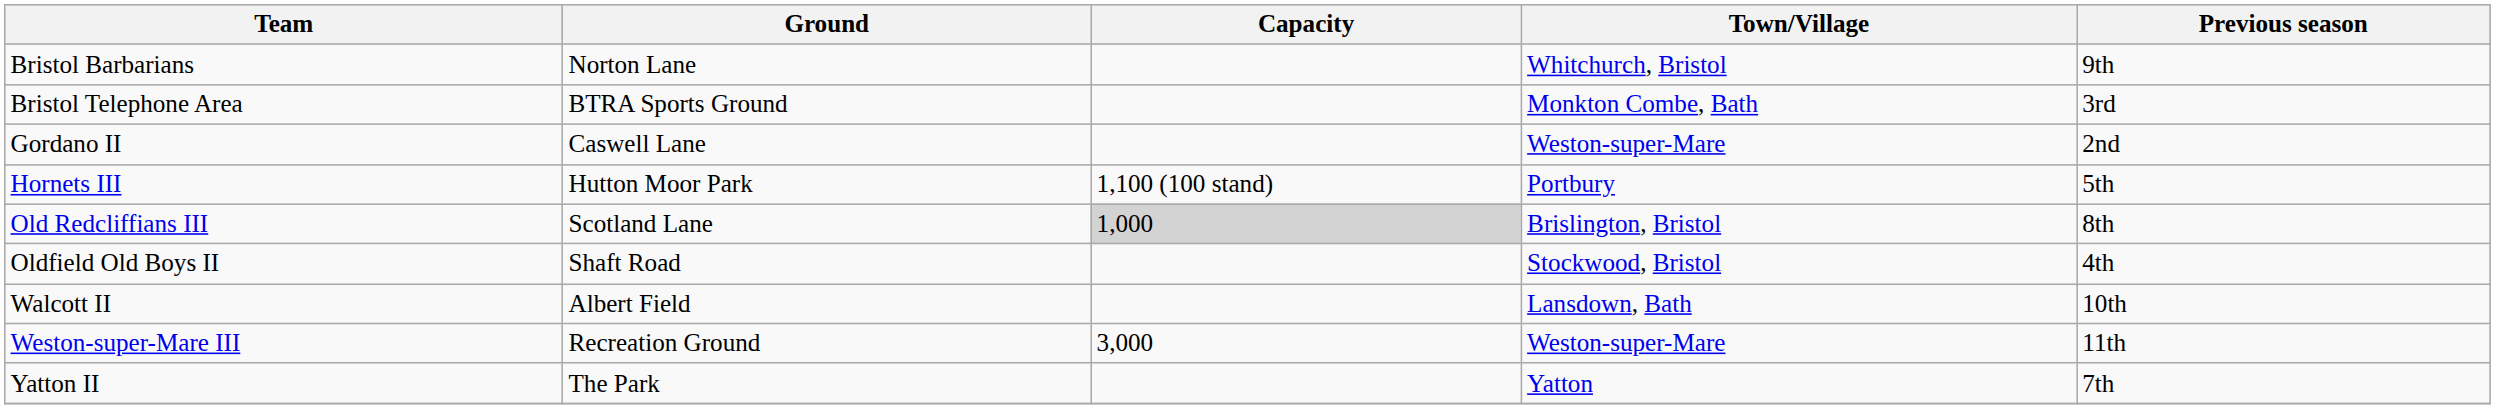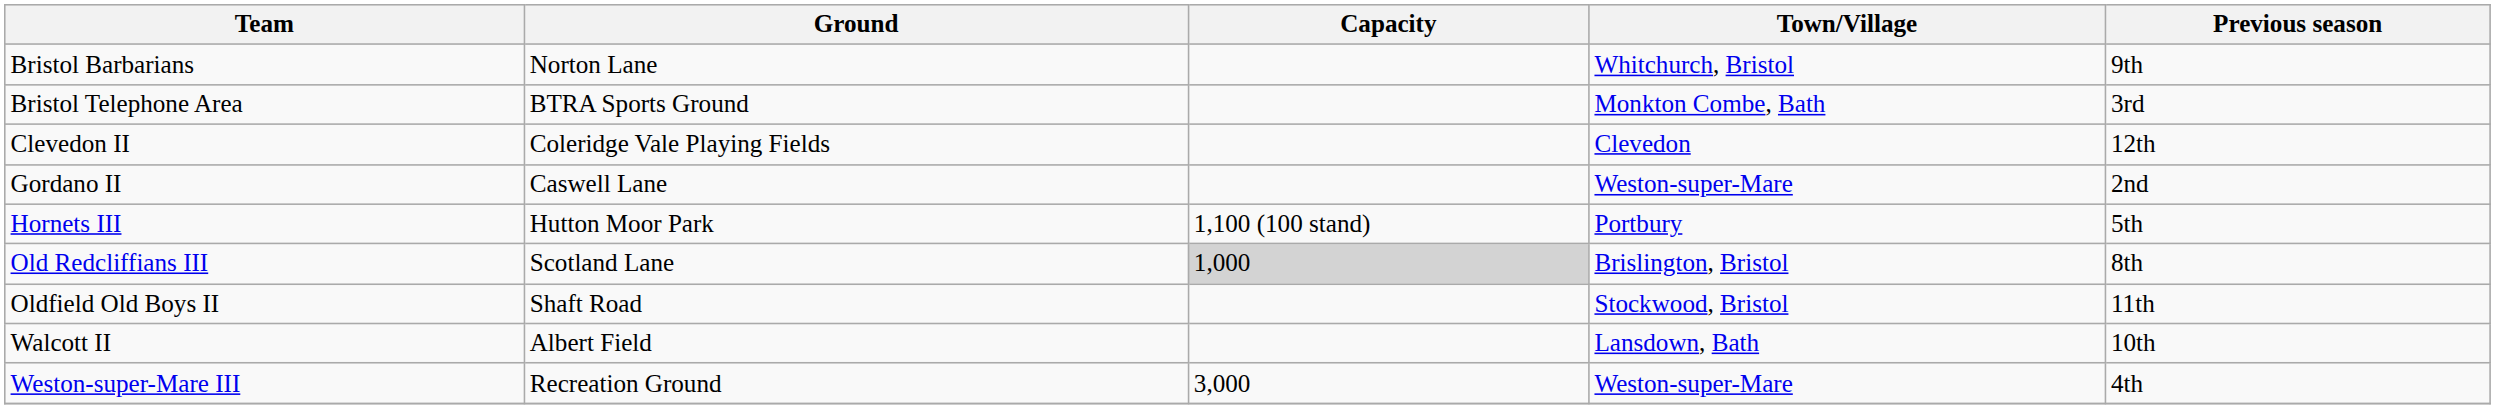+ row: (70, 143)
(2098, 263) 4th -> (2133, 303) 11th
(2104, 343) 11th -> (2127, 382) 4th
- row: (55, 382)
